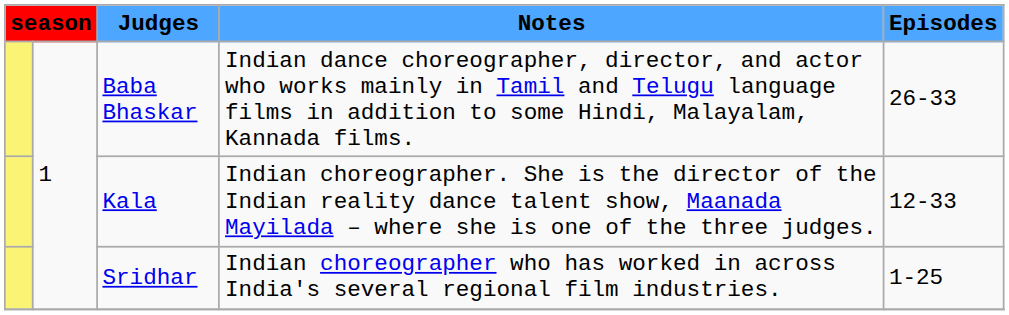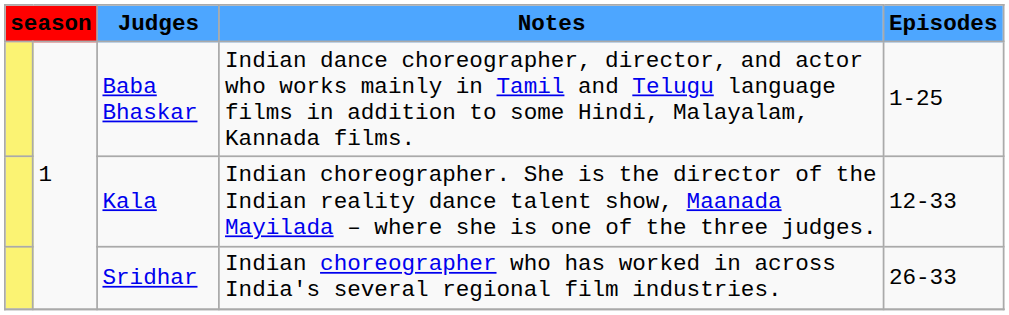(923, 99) 26-33 -> (916, 99) 1-25
(916, 277) 1-25 -> (923, 277) 26-33
